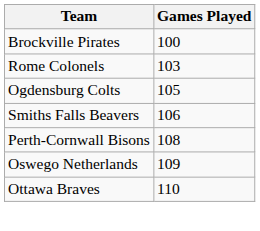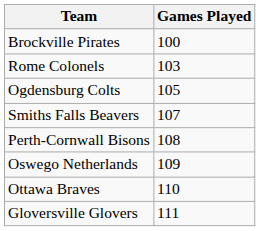(169, 115) 106 -> (169, 115) 107
+ row: (73, 213)
